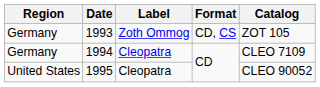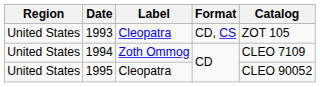(32, 33) Germany -> (44, 33) United States
(154, 33) Zoth Ommog -> (145, 33) Cleopatra
(32, 52) Germany -> (44, 52) United States
(145, 52) Cleopatra -> (154, 52) Zoth Ommog
